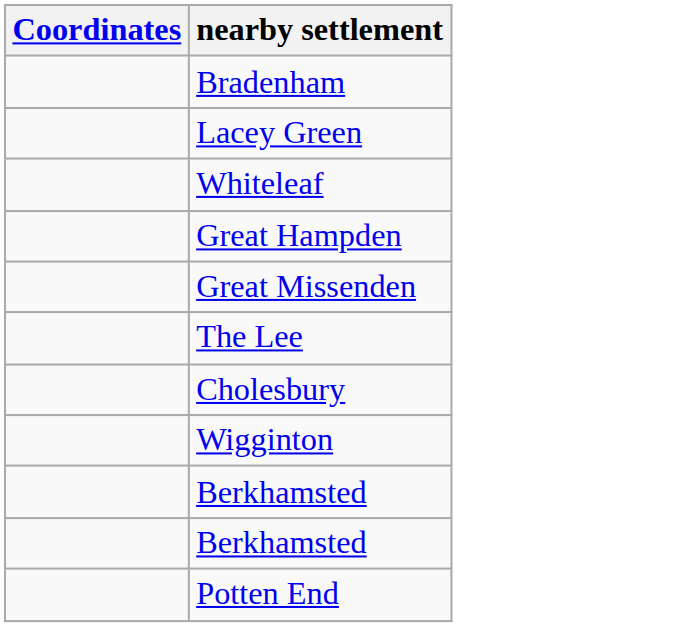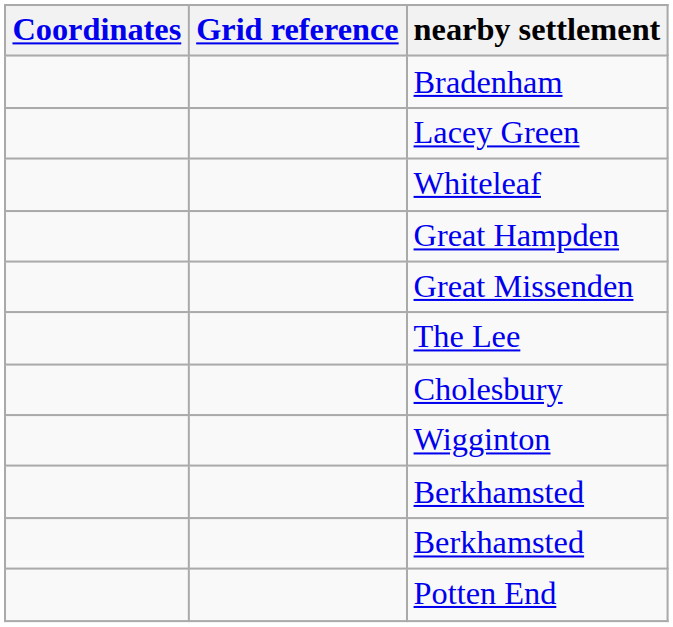+ column: (297, 30)
